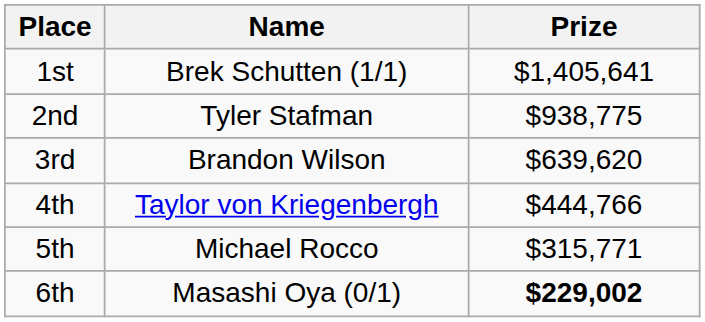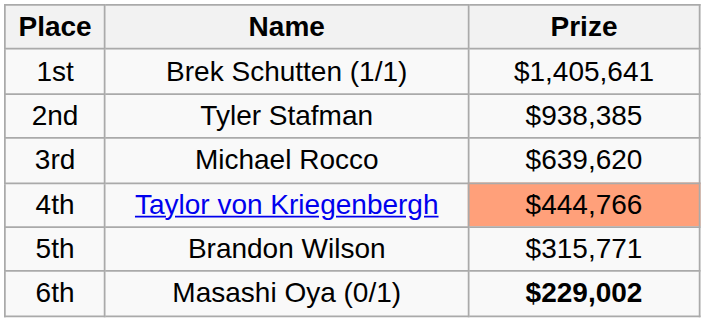(584, 115) $938,775 -> (584, 115) $938,385
(287, 159) Brandon Wilson -> (287, 159) Michael Rocco
(584, 204) no background -> (584, 204) lightsalmon background
(287, 248) Michael Rocco -> (287, 248) Brandon Wilson
